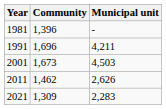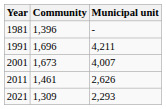(103, 63) 4,503 -> (103, 63) 4,007
(45, 79) 1,462 -> (45, 79) 1,461
(103, 96) 2,283 -> (103, 96) 2,293
